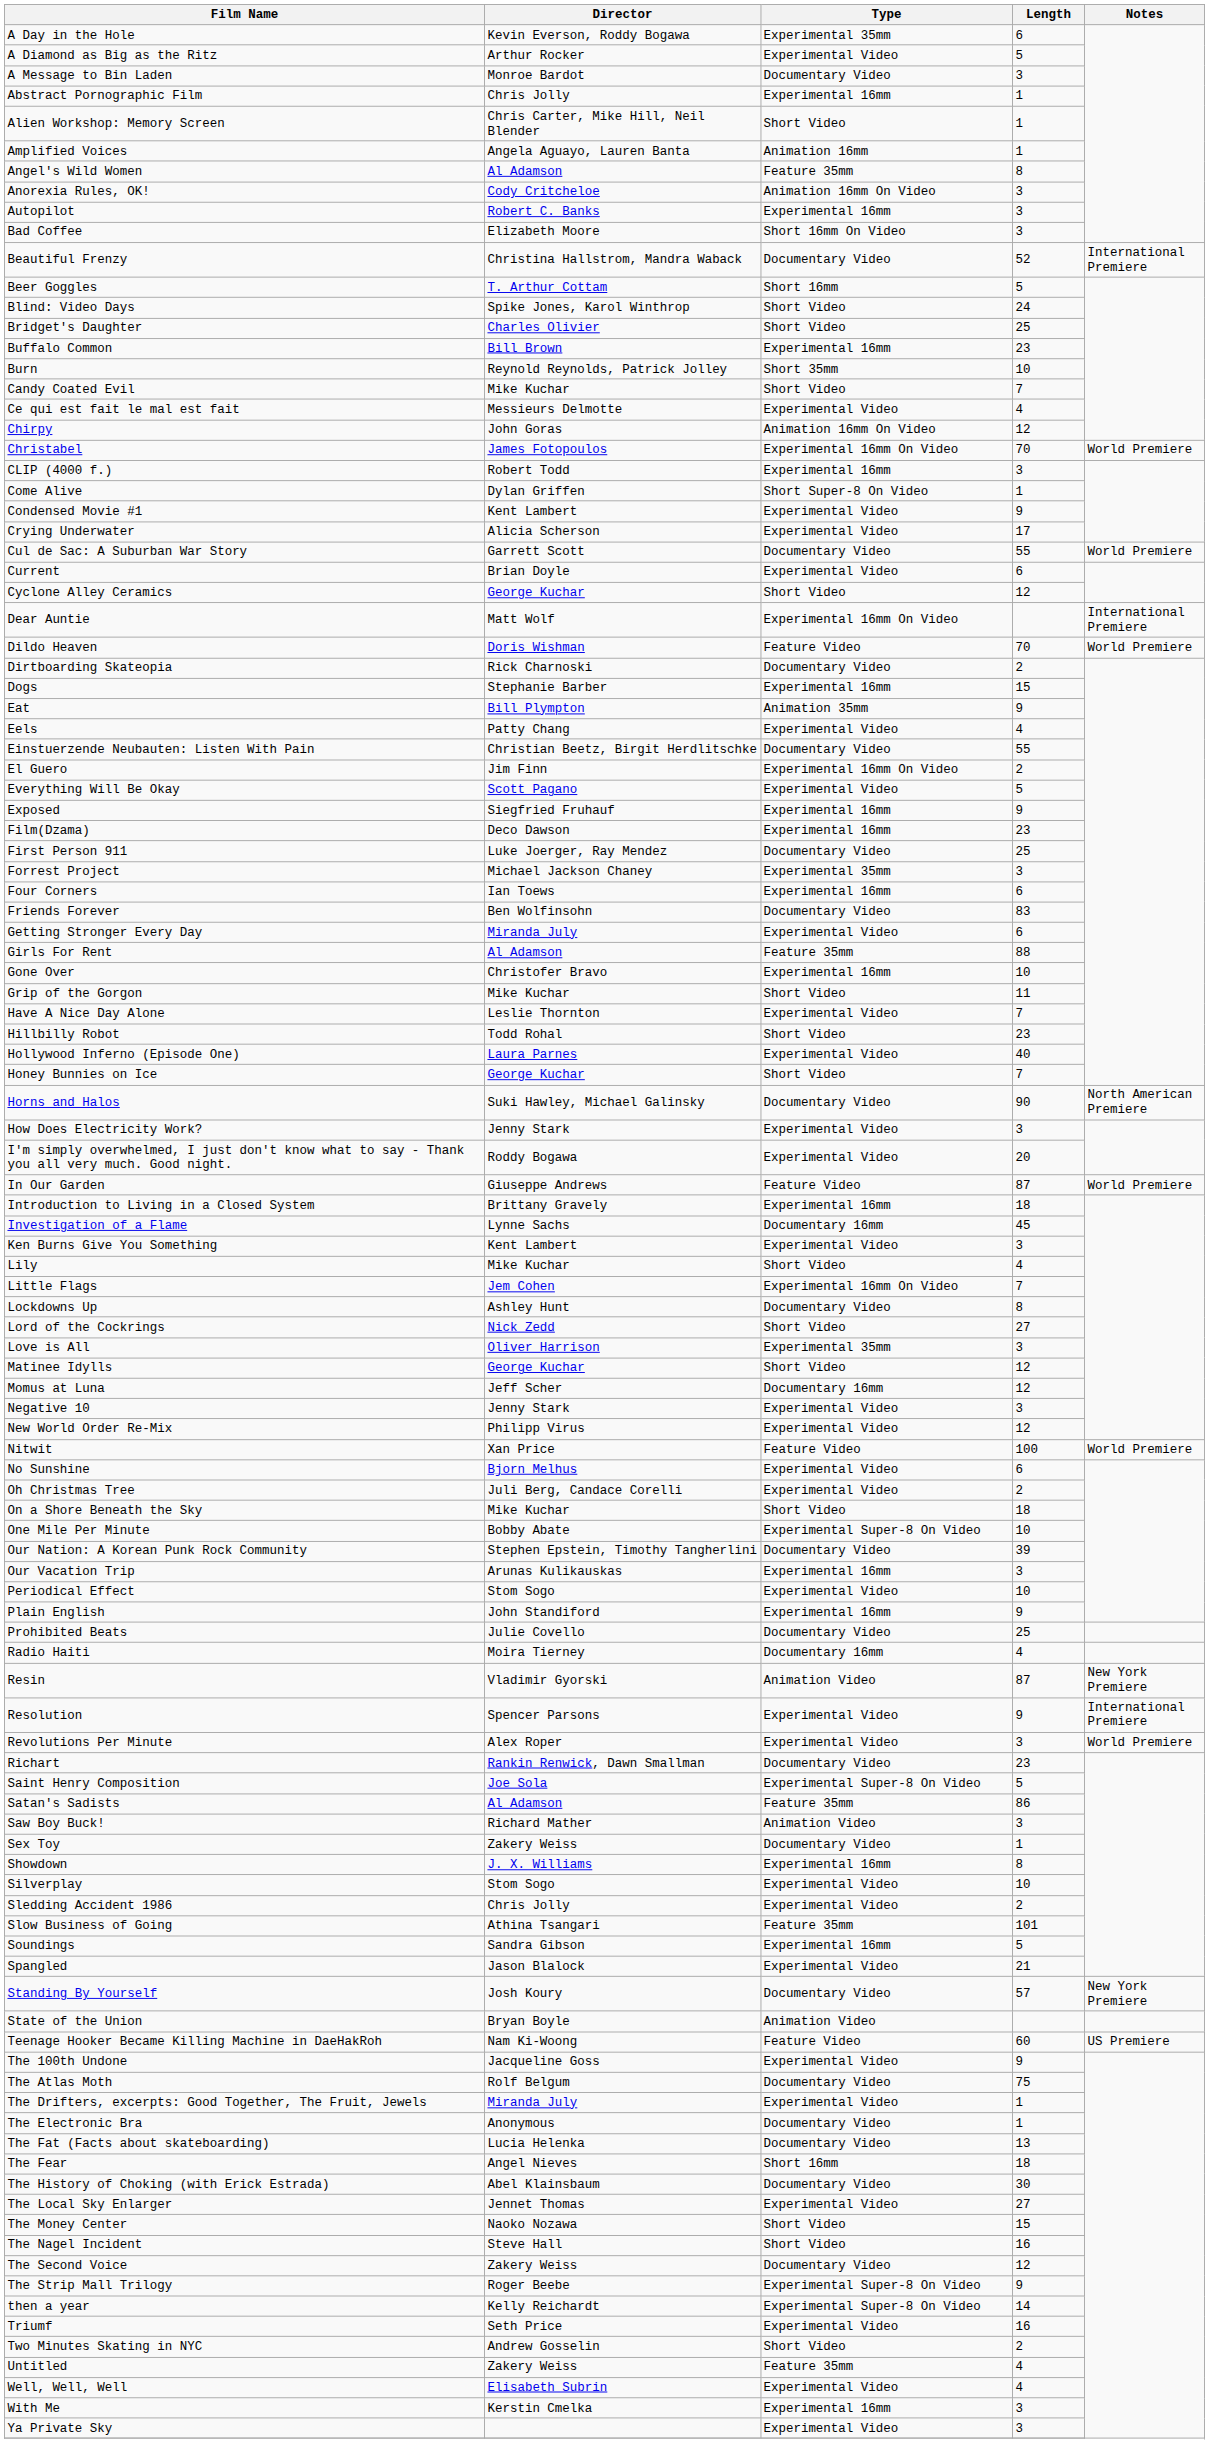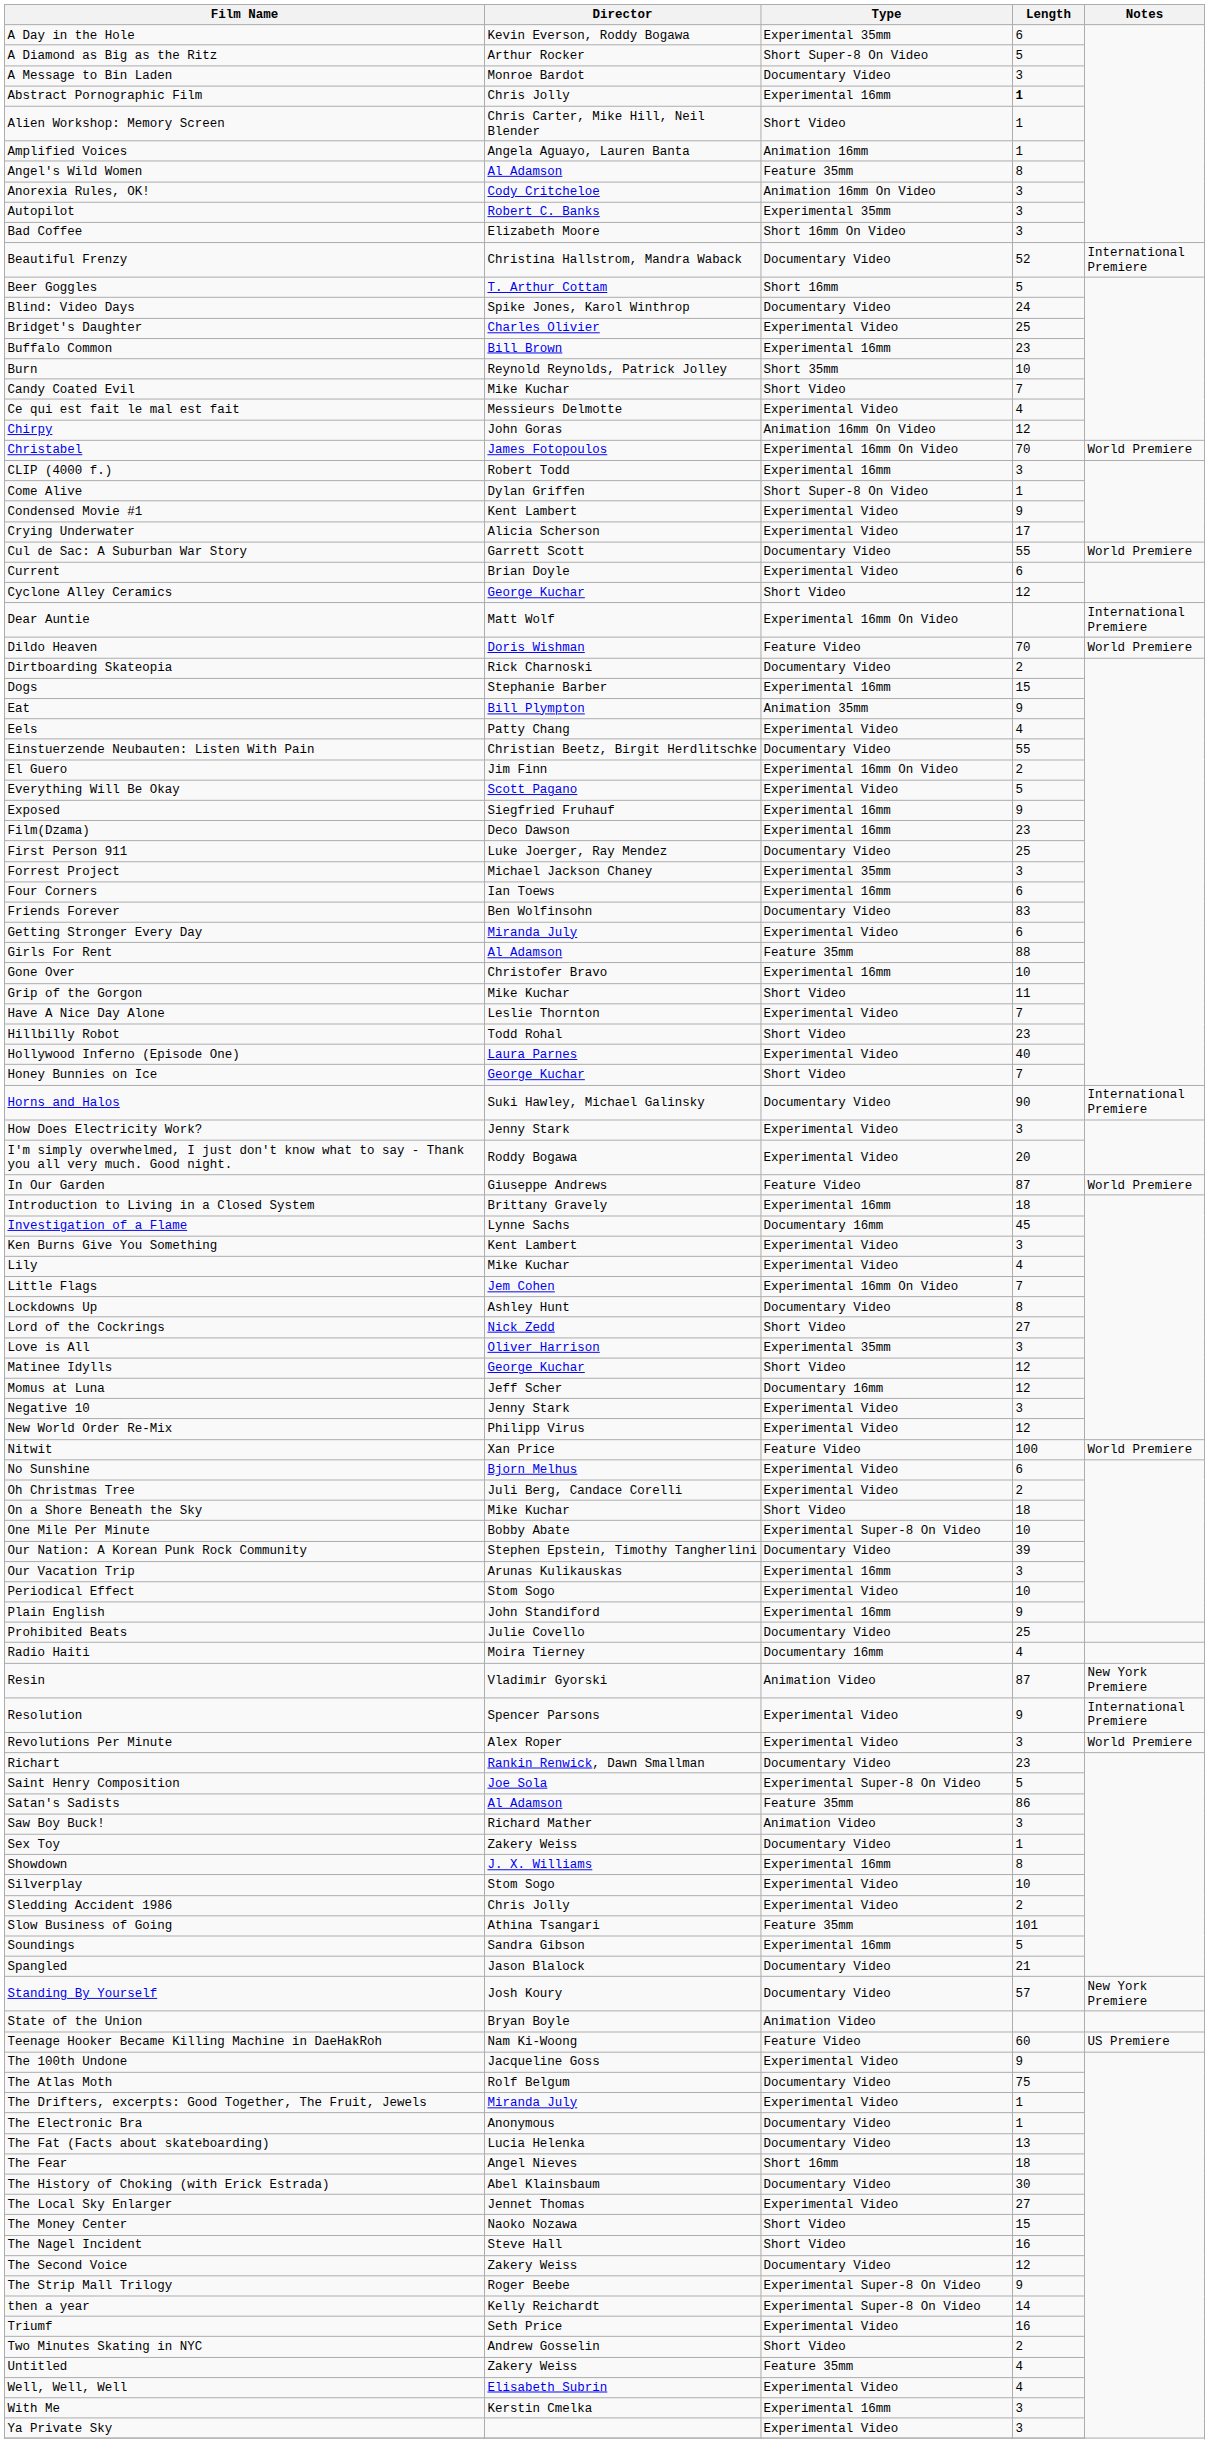(831, 55) Experimental Video -> (846, 55) Short Super-8 On Video
(1019, 96) normal -> (1019, 96) bold
(827, 212) Experimental 16mm -> (827, 212) Experimental 35mm
(805, 308) Short Video -> (827, 308) Documentary Video
(805, 328) Short Video -> (831, 328) Experimental Video
(1140, 1102) North American Premiere -> (1136, 1102) International Premiere
(805, 1266) Short Video -> (831, 1266) Experimental Video
(831, 1966) Experimental Video -> (827, 1966) Documentary Video
